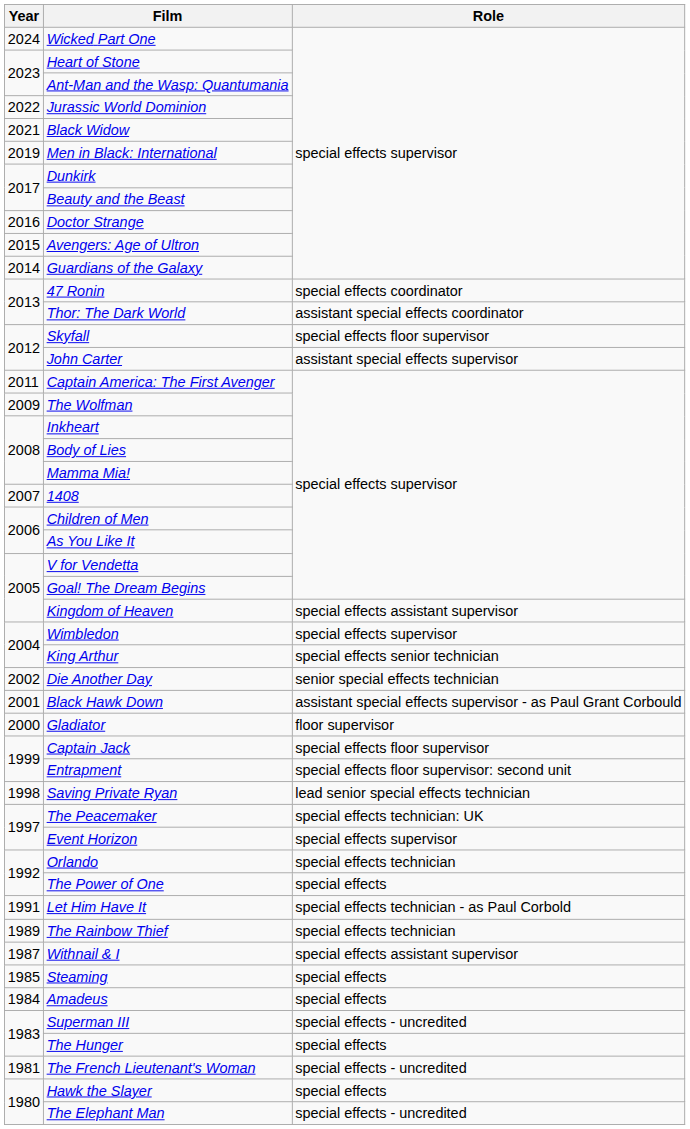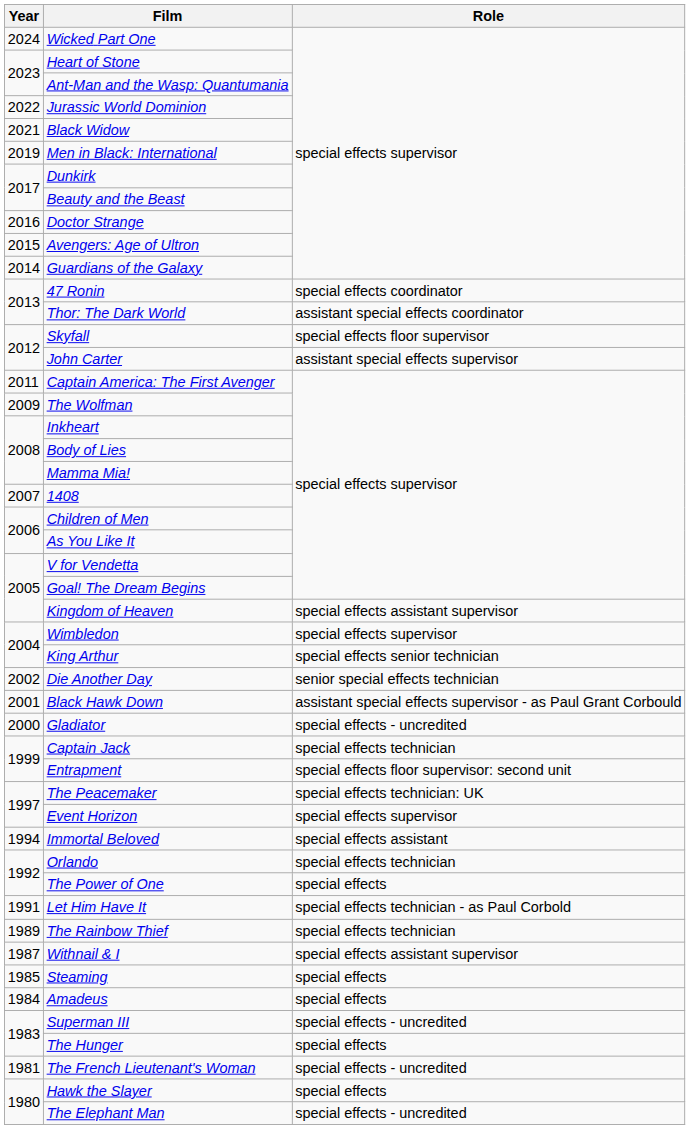(345, 725) floor supervisor -> (381, 725) special effects - uncredited
(392, 748) special effects floor supervisor -> (375, 748) special effects technician
- row: (112, 793)
+ row: (103, 839)
